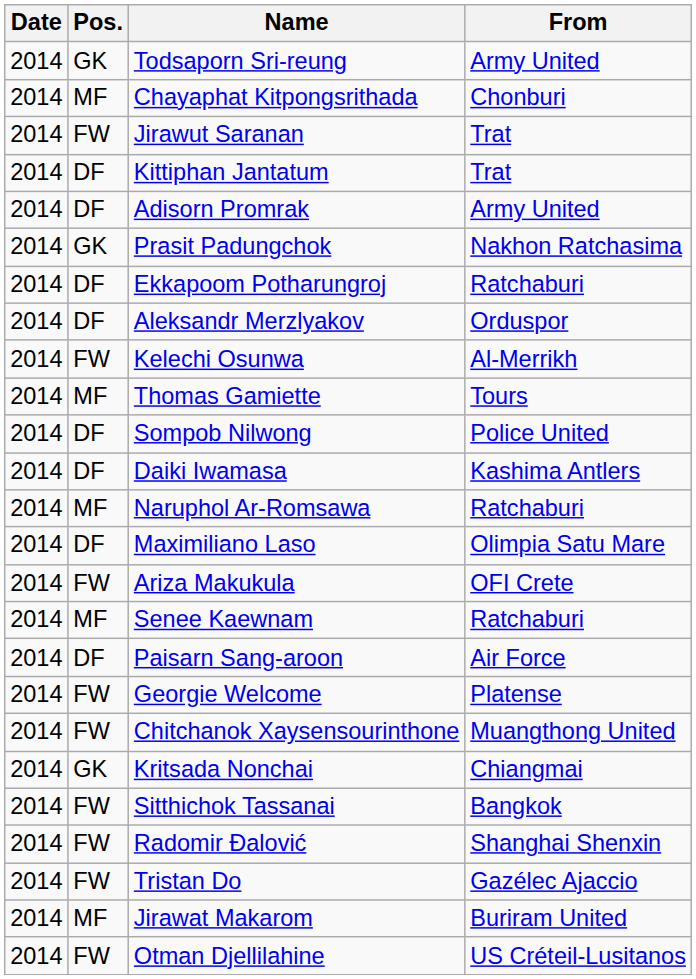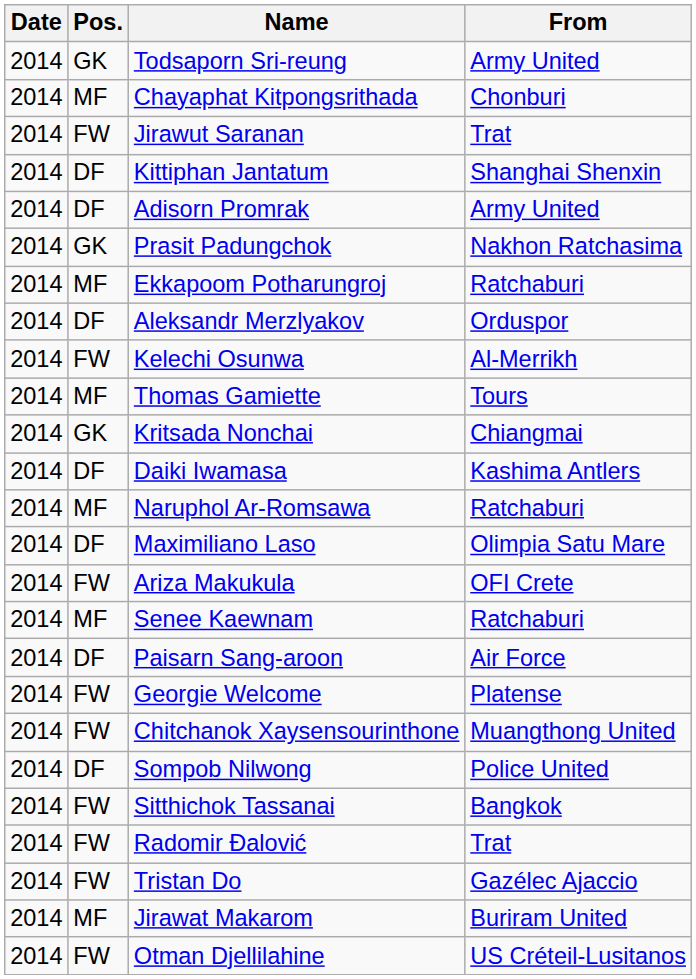(491, 172) Trat -> (566, 172) Shanghai Shenxin
(89, 284) DF -> (90, 284) MF
rows swapped: (223, 769) <-> (223, 433)
(566, 843) Shanghai Shenxin -> (491, 843) Trat
